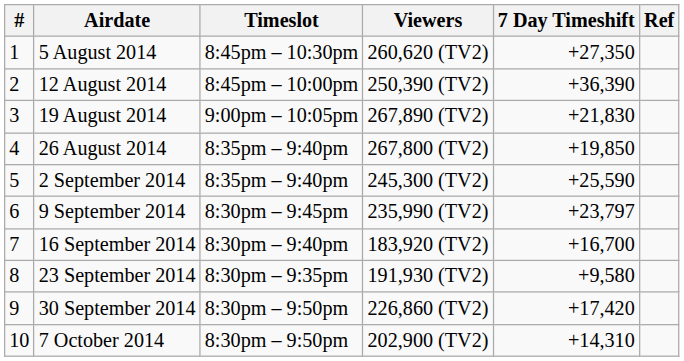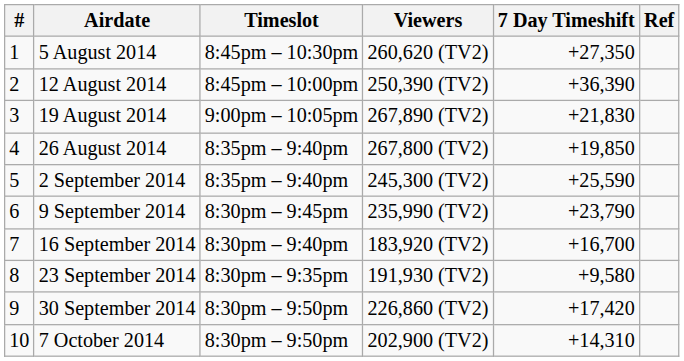(601, 212) +23,797 -> (601, 212) +23,790
